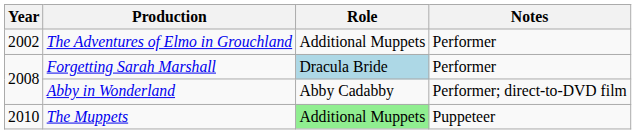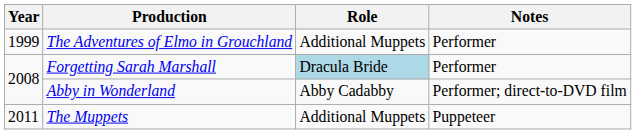(24, 41) 2002 -> (24, 41) 1999
(24, 116) 2010 -> (23, 116) 2011
(362, 116) lightgreen background -> (362, 116) no background
